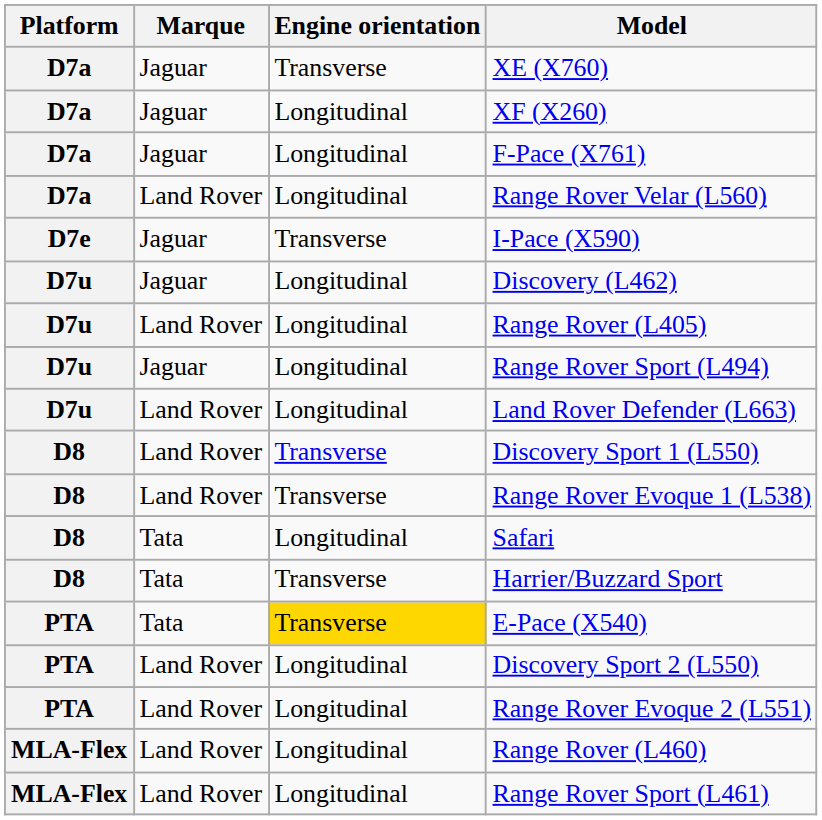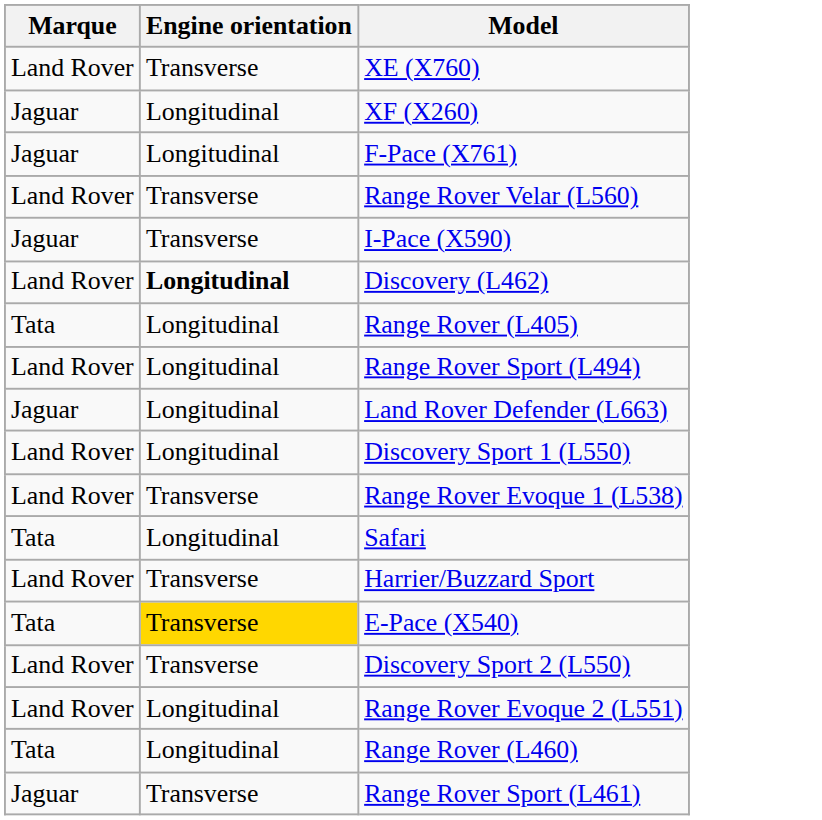- column: (69, 25)
(173, 68) Jaguar -> (72, 68) Land Rover
(341, 195) Longitudinal -> (202, 195) Transverse
(173, 281) Jaguar -> (72, 281) Land Rover
(341, 281) normal -> (218, 281) bold
(201, 323) Land Rover -> (33, 323) Tata
(173, 366) Jaguar -> (72, 366) Land Rover
(201, 409) Land Rover -> (45, 409) Jaguar
(331, 451) Transverse -> (213, 451) Longitudinal
(162, 579) Tata -> (72, 579) Land Rover
(341, 664) Longitudinal -> (202, 664) Transverse
(201, 750) Land Rover -> (33, 750) Tata
(201, 792) Land Rover -> (45, 792) Jaguar
(341, 792) Longitudinal -> (202, 792) Transverse
